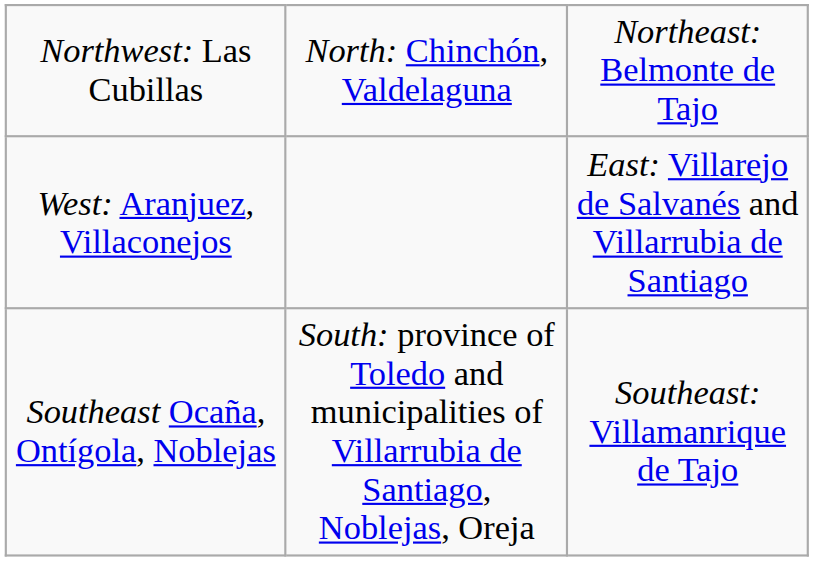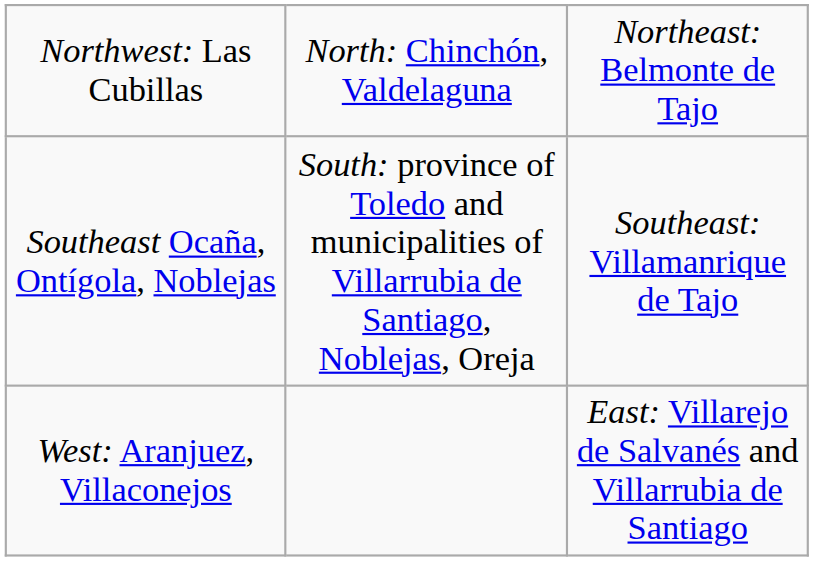rows swapped: (146, 221) <-> (146, 431)
